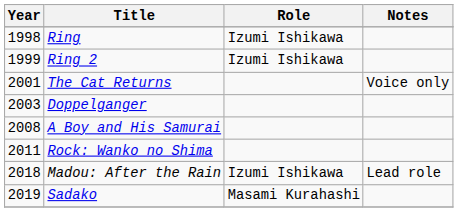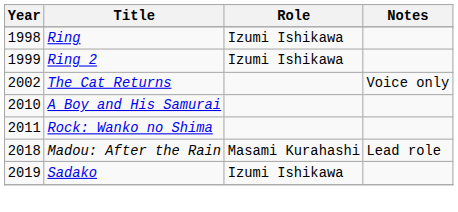(24, 83) 2001 -> (24, 83) 2002
- row: (97, 106)
(24, 128) 2008 -> (24, 106) 2010
(286, 173) Izumi Ishikawa -> (294, 151) Masami Kurahashi
(294, 195) Masami Kurahashi -> (286, 173) Izumi Ishikawa
